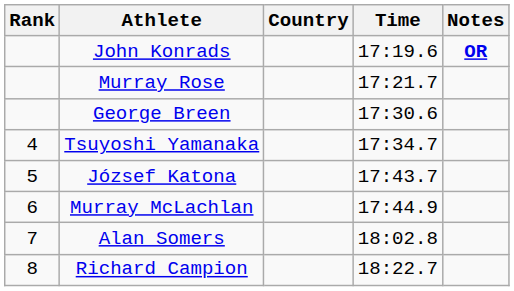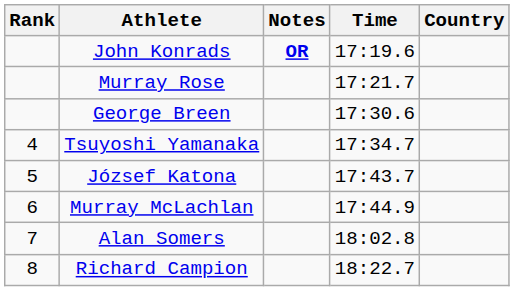columns swapped: (308, 20) <-> (476, 20)
